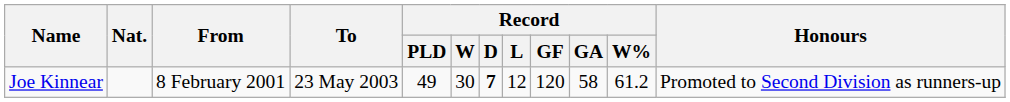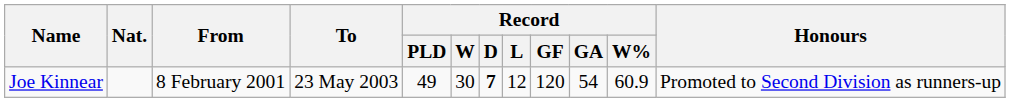(588, 81) 58 -> (588, 81) 54
(631, 81) 61.2 -> (631, 81) 60.9
